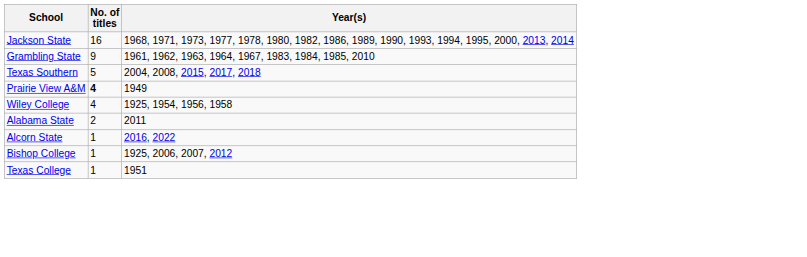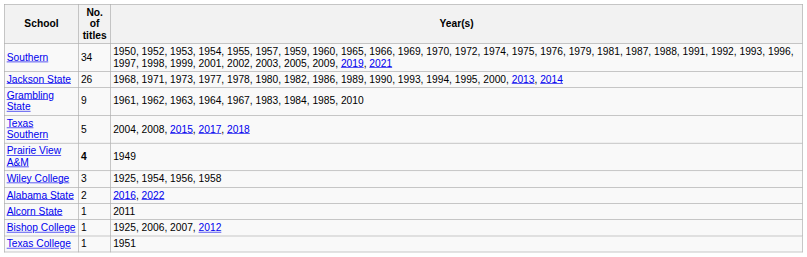+ row: (27, 57)
(96, 40) 16 -> (87, 79) 26
(93, 105) 4 -> (84, 179) 3
(135, 121) 2011 -> (139, 195) 2016, 2022
(150, 137) 2016, 2022 -> (124, 211) 2011
